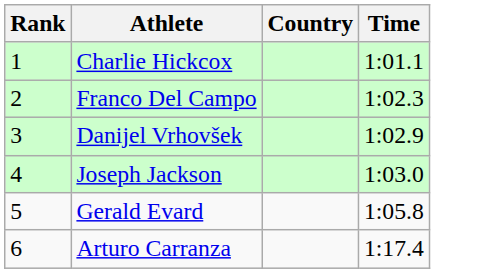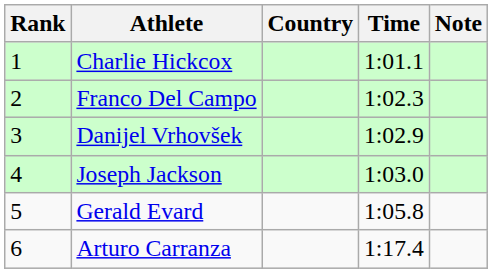+ column: (458, 23)
